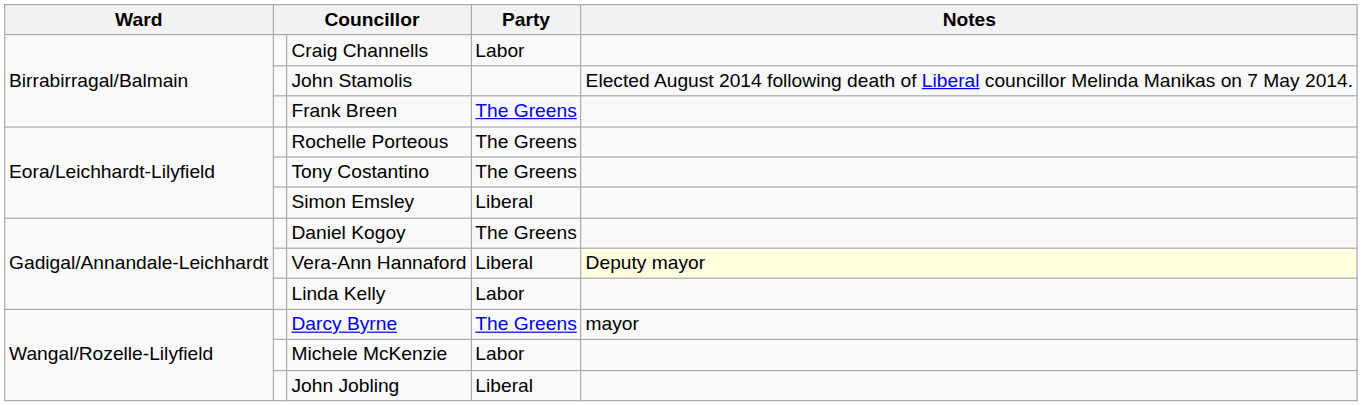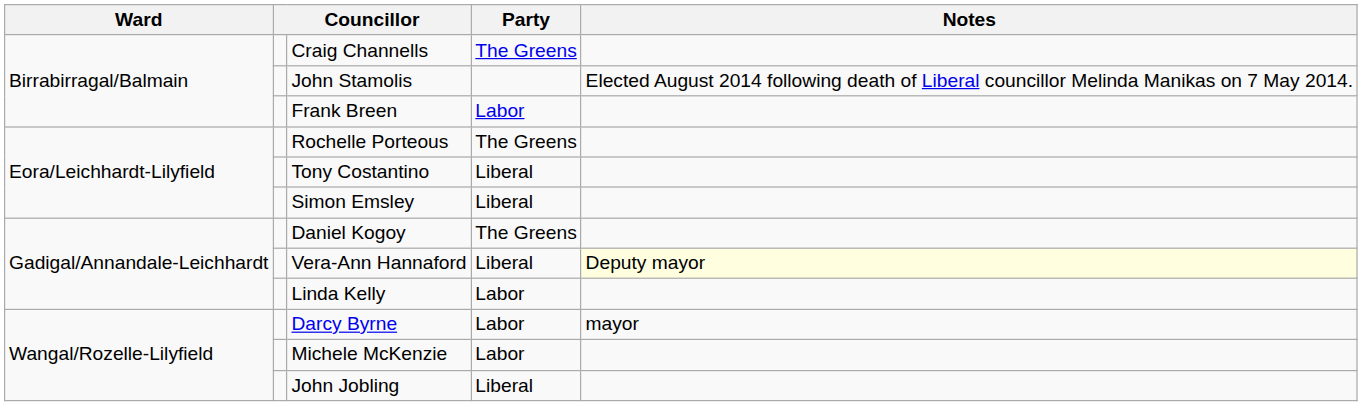(500, 50) Labor -> (526, 50) The Greens
(526, 111) The Greens -> (500, 111) Labor
(526, 171) The Greens -> (504, 171) Liberal
(526, 324) The Greens -> (500, 324) Labor
